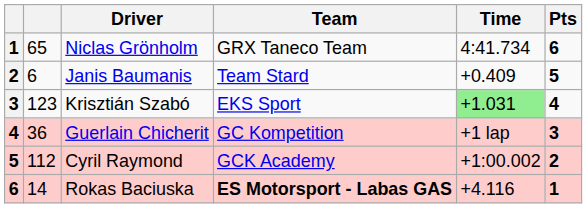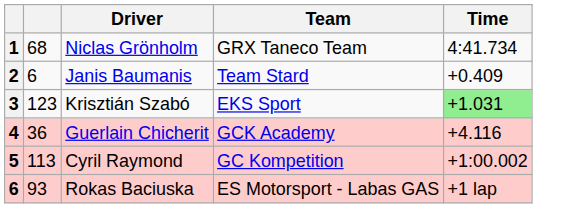- column: (563, 19)
(37, 47) 65 -> (37, 47) 68
(280, 133) GC Kompetition -> (276, 133) GCK Academy
(485, 133) +1 lap -> (475, 133) +4.116
(41, 161) 112 -> (41, 161) 113
(276, 161) GCK Academy -> (280, 161) GC Kompetition
(37, 189) 14 -> (37, 189) 93
(335, 189) bold -> (328, 189) normal
(487, 189) +4.116 -> (472, 189) +1 lap
